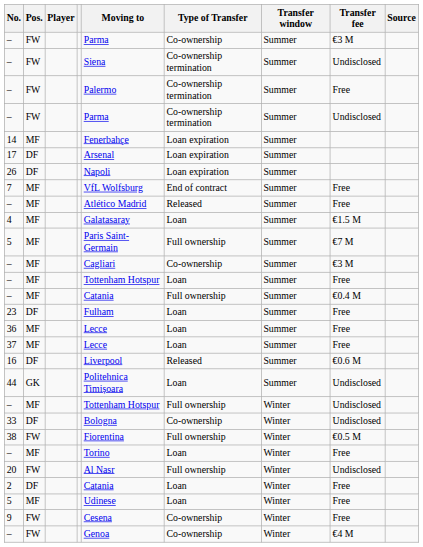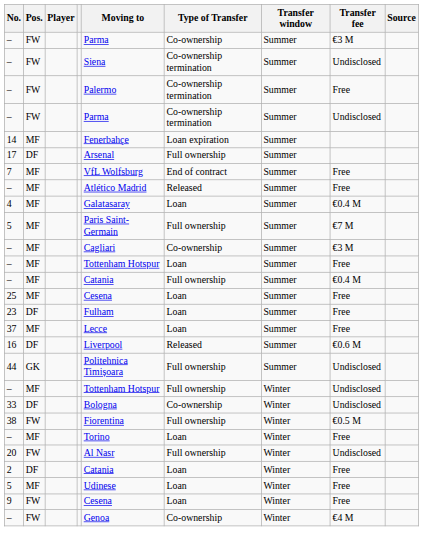(198, 156) Loan expiration -> (196, 156) Full ownership
- row: (12, 172)
(347, 220) €1.5 M -> (347, 204) €0.4 M
+ row: (12, 296)
- row: (12, 329)
(177, 383) Loan -> (196, 367) Full ownership
(194, 518) Co-ownership -> (177, 502) Loan
